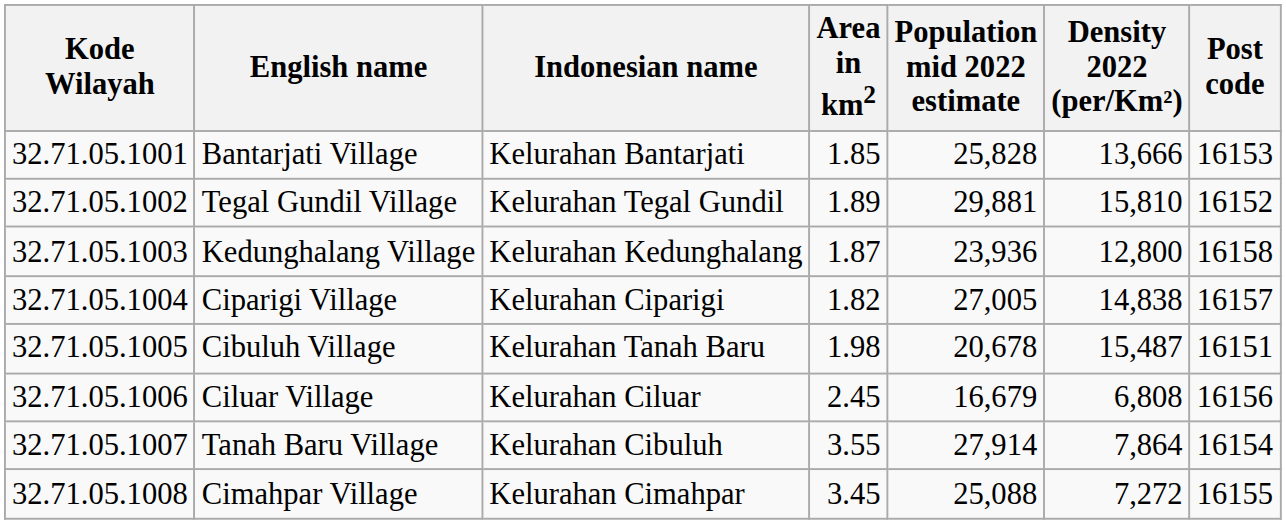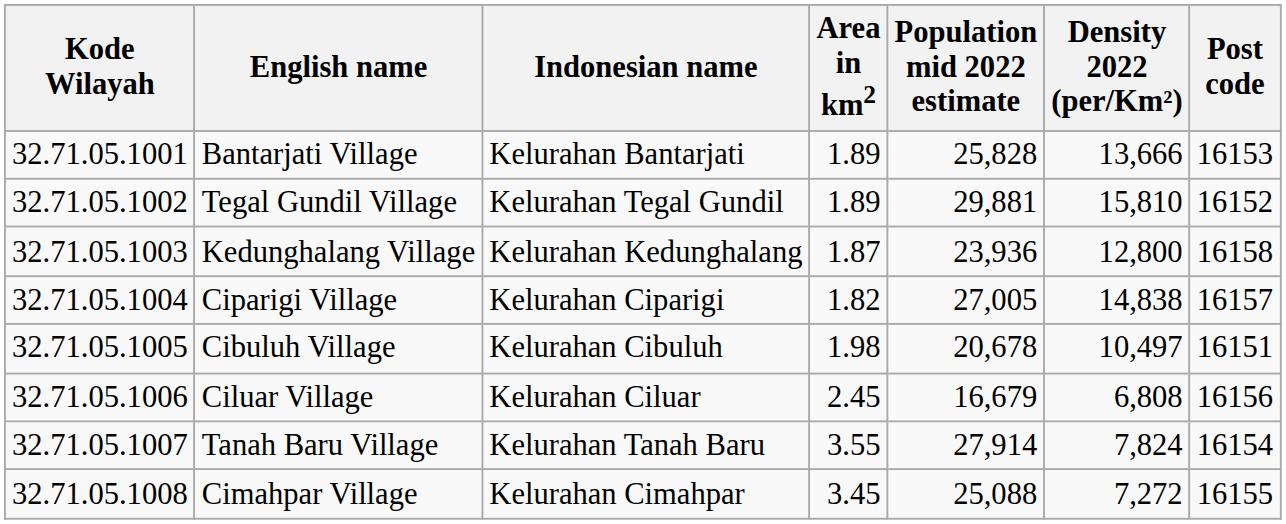(854, 154) 1.85 -> (854, 154) 1.89
(627, 348) Kelurahan Tanah Baru -> (606, 348) Kelurahan Cibuluh
(1141, 348) 15,487 -> (1141, 348) 10,497
(606, 445) Kelurahan Cibuluh -> (627, 445) Kelurahan Tanah Baru
(1148, 445) 7,864 -> (1148, 445) 7,824
